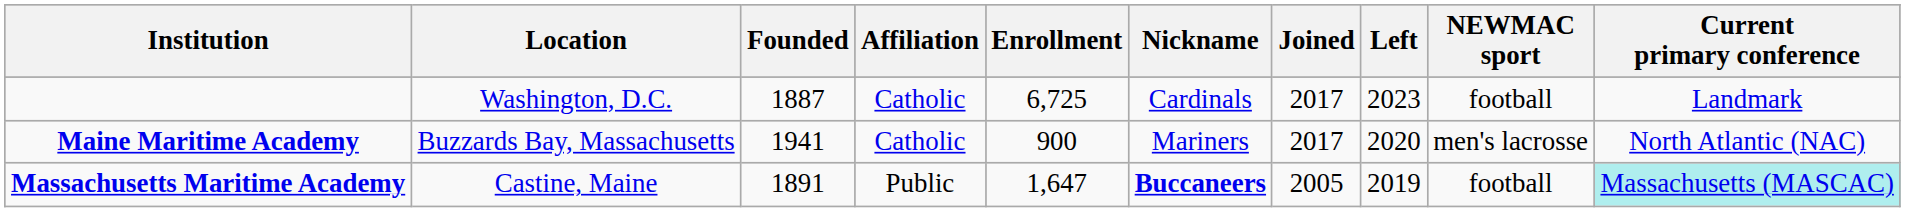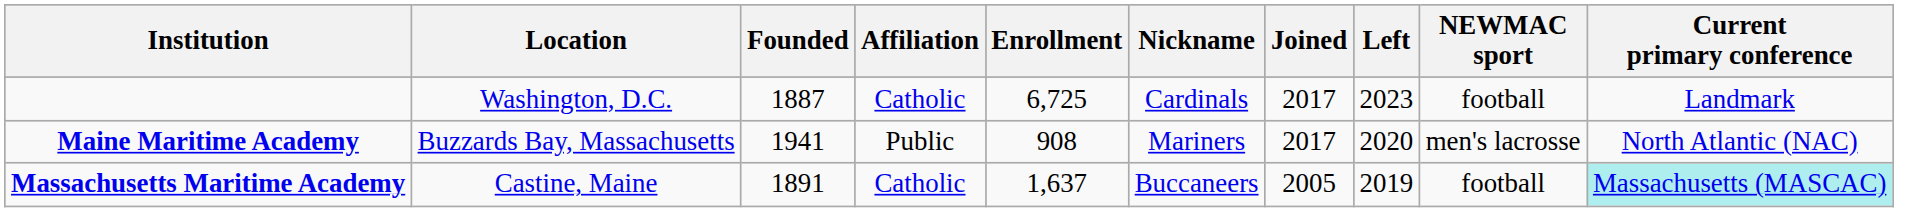(920, 141) Catholic -> (920, 141) Public
(1057, 141) 900 -> (1057, 141) 908
(920, 183) Public -> (920, 183) Catholic
(1057, 183) 1,647 -> (1057, 183) 1,637
(1200, 183) bold -> (1197, 183) normal
